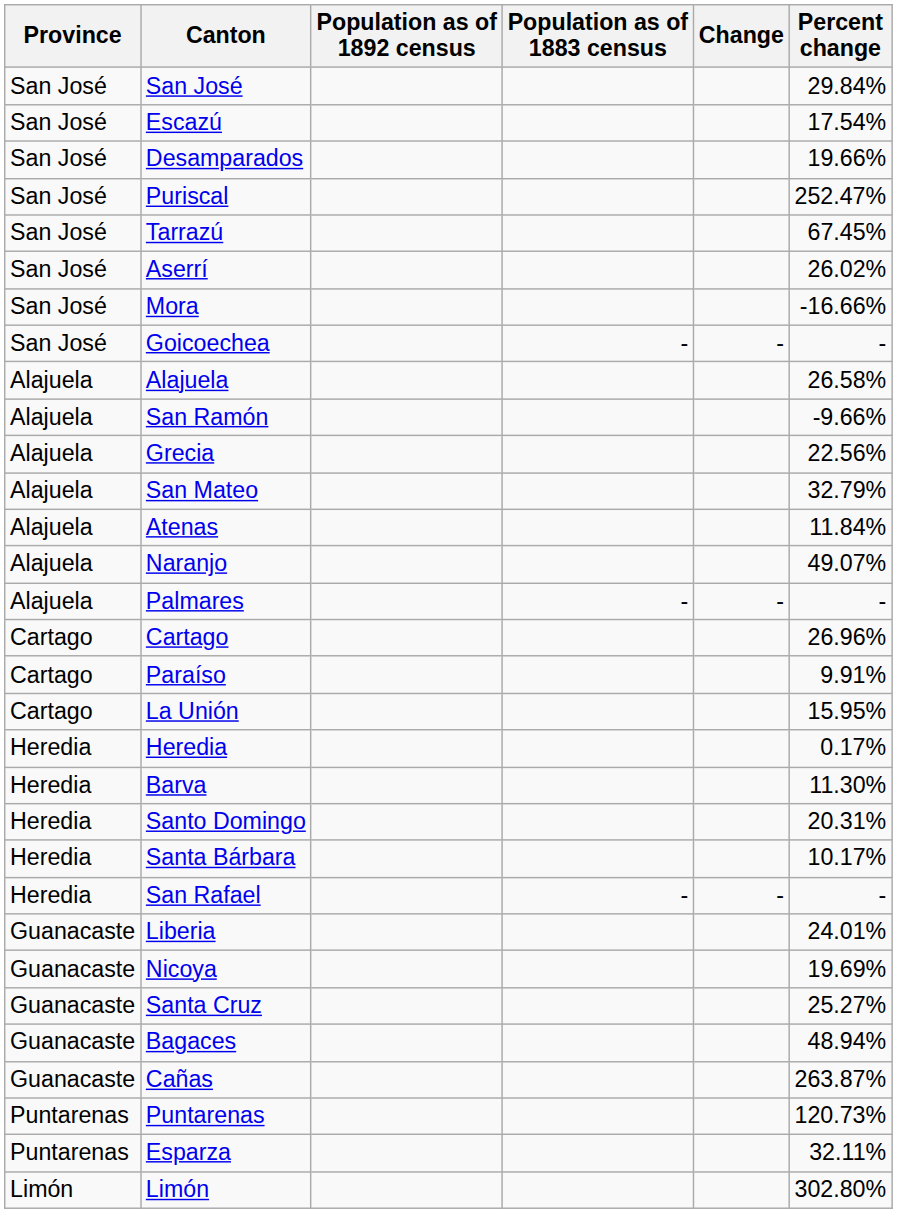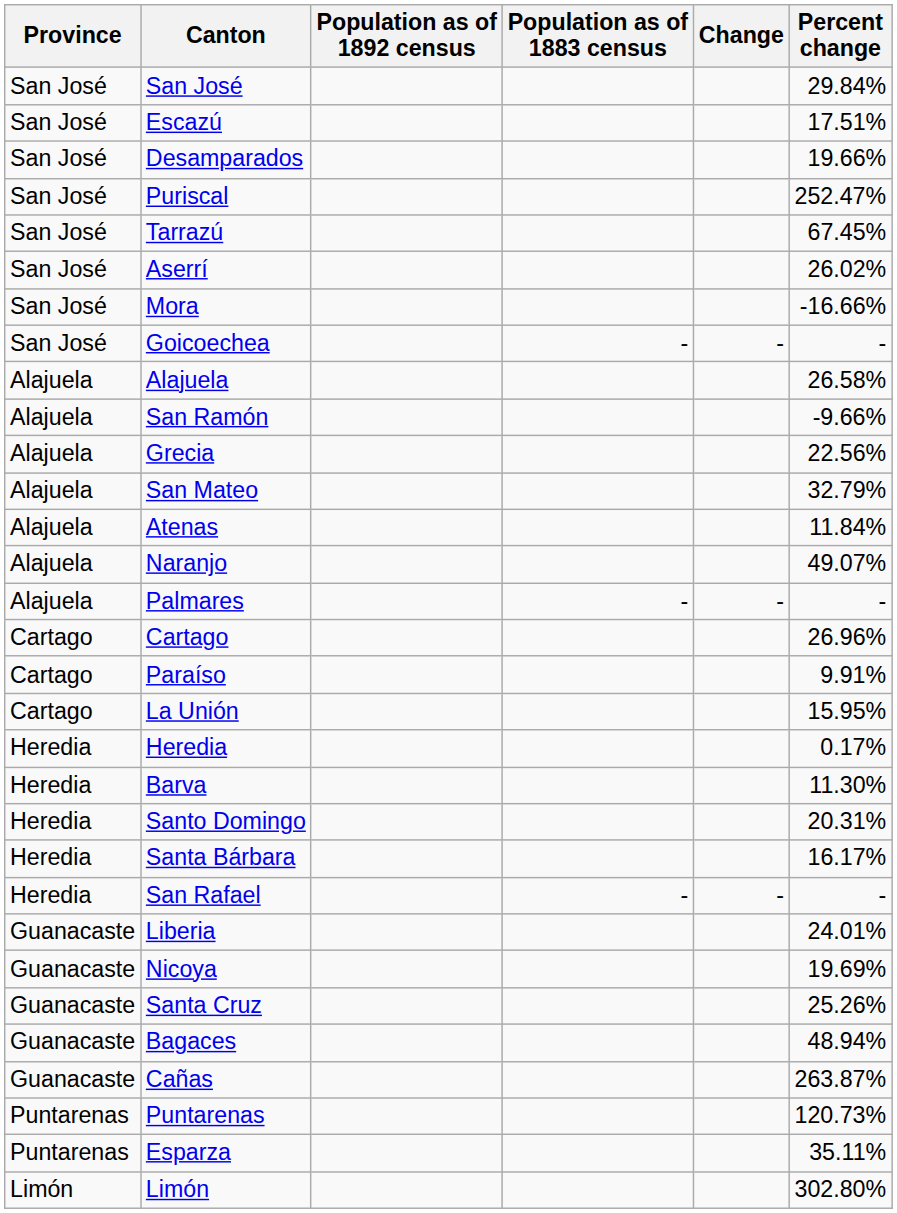(847, 122) 17.54% -> (847, 122) 17.51%
(847, 858) 10.17% -> (847, 858) 16.17%
(847, 1005) 25.27% -> (847, 1005) 25.26%
(848, 1152) 32.11% -> (848, 1152) 35.11%
